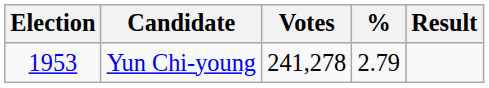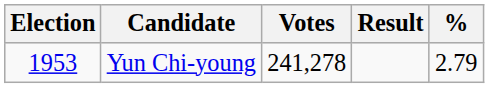columns swapped: (379, 23) <-> (444, 23)
